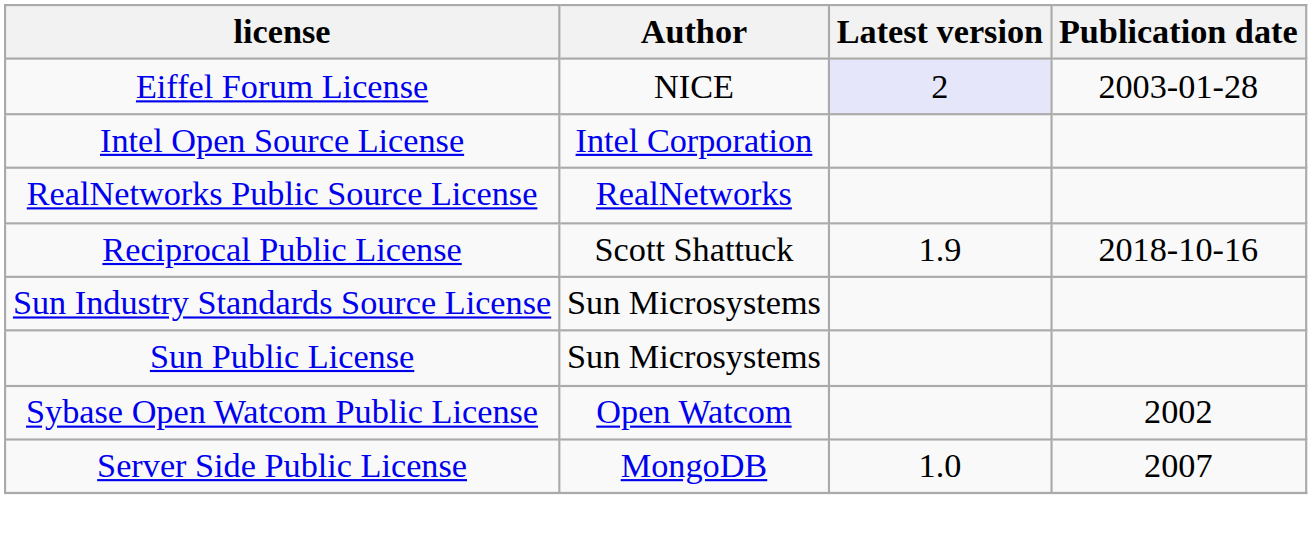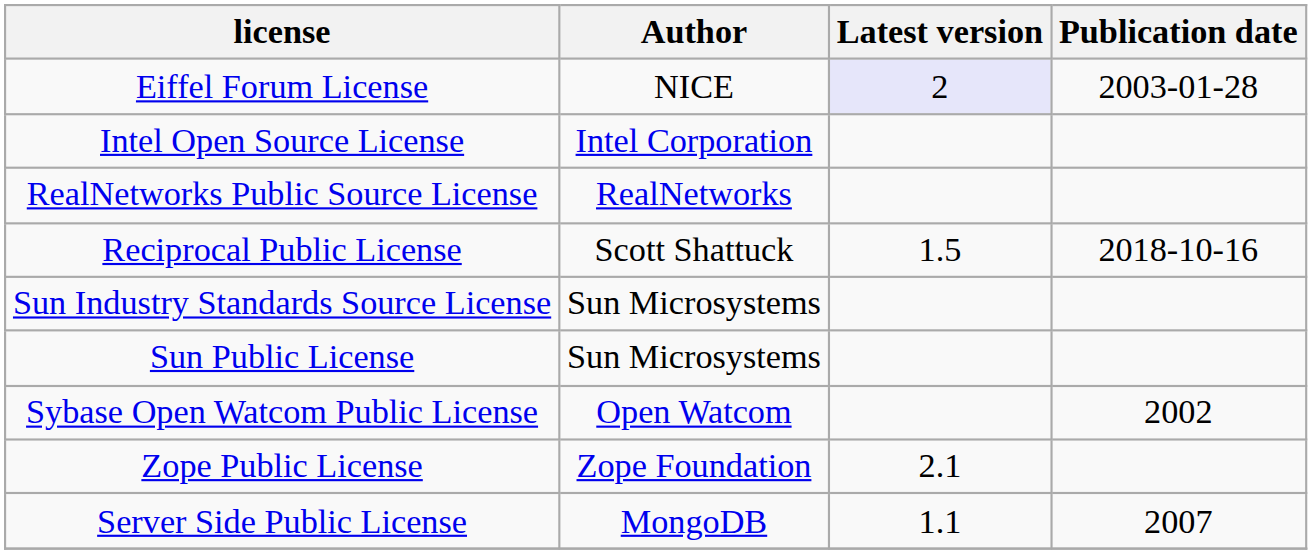(940, 248) 1.9 -> (940, 248) 1.5
+ row: (282, 466)
(940, 466) 1.0 -> (940, 520) 1.1
